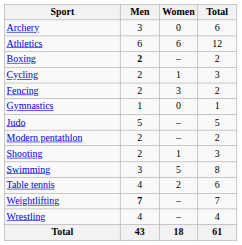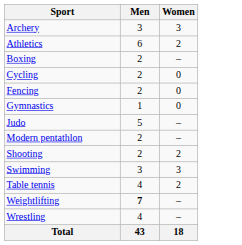- column: (217, 12)
(178, 28) 0 -> (178, 28) 3
(178, 43) 6 -> (178, 43) 2
(140, 59) bold -> (140, 59) normal
(178, 75) 1 -> (178, 75) 0
(178, 91) 3 -> (178, 91) 0
(178, 153) 1 -> (178, 153) 2
(178, 169) 5 -> (178, 169) 3
